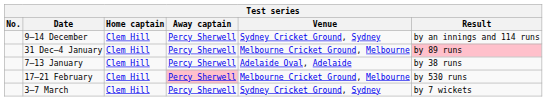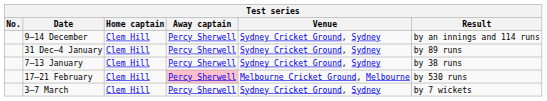(325, 50) Melbourne Cricket Ground, Melbourne -> (310, 50) Sydney Cricket Ground, Sydney
(438, 50) pink background -> (438, 50) no background
(296, 63) Adelaide Oval, Adelaide -> (310, 63) Sydney Cricket Ground, Sydney
